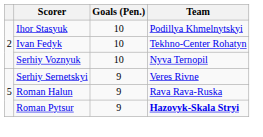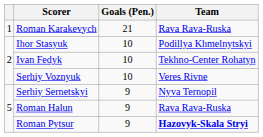+ row: (56, 28)
(179, 60) Nyva Ternopil -> (183, 76) Veres Rivne
(174, 76) Veres Rivne -> (188, 92) Nyva Ternopil
